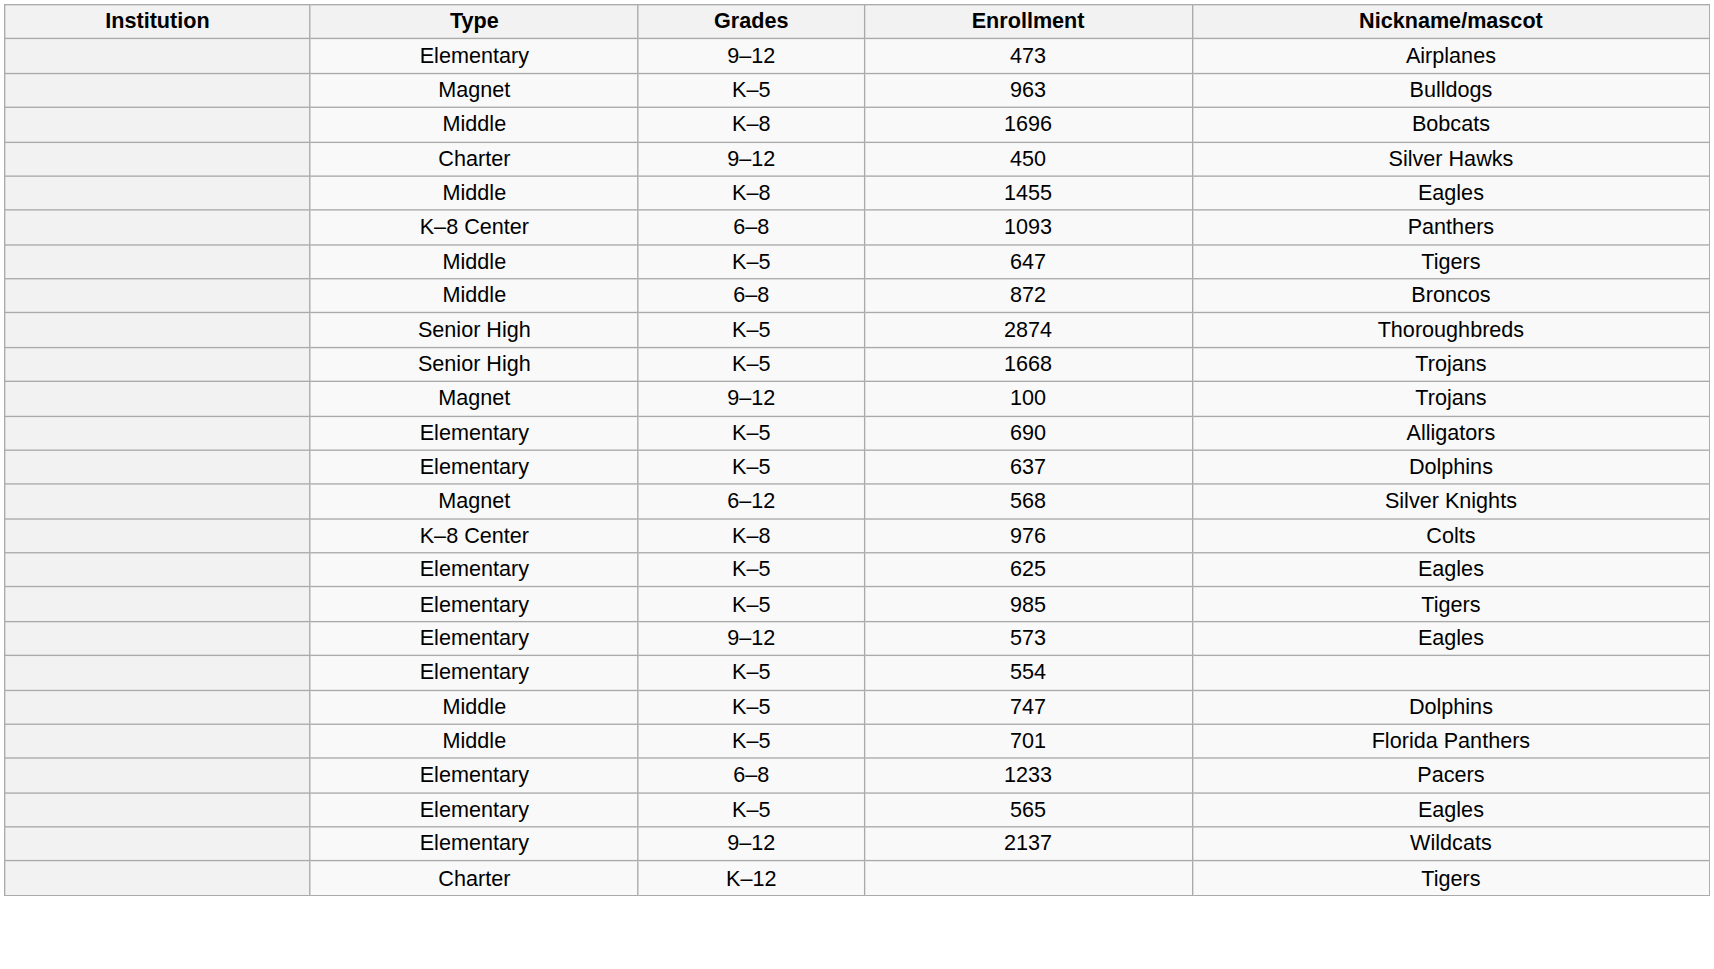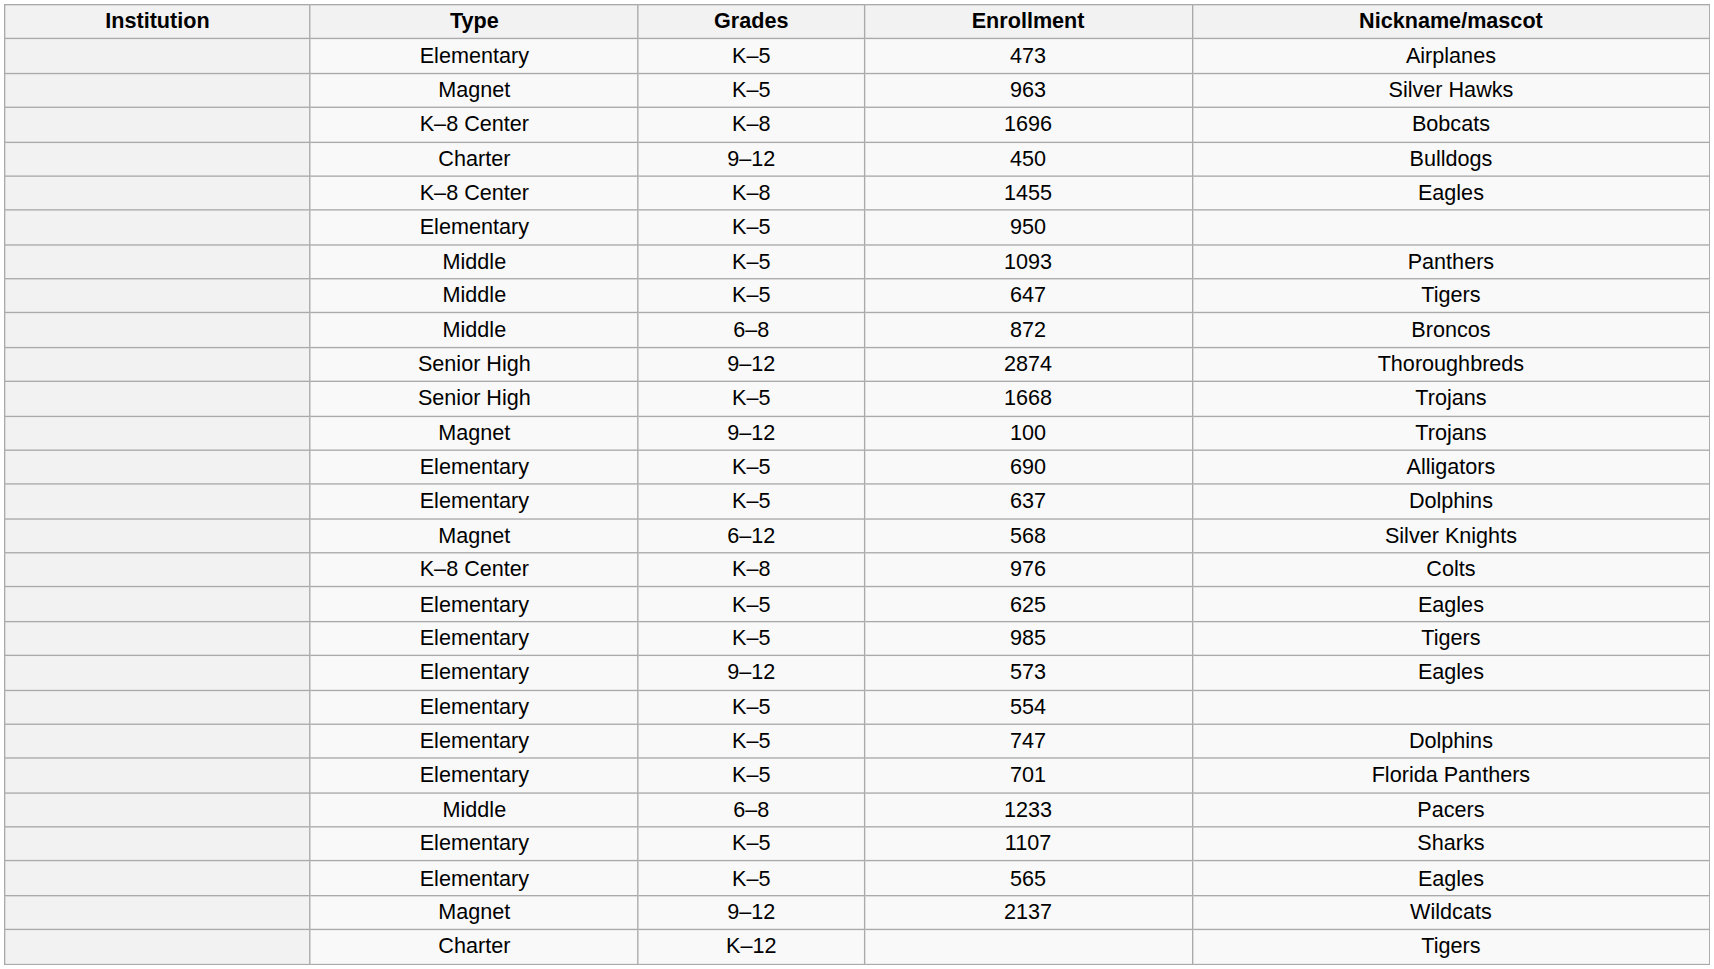(751, 55) 9–12 -> (751, 55) K–5
(1451, 90) Bulldogs -> (1451, 90) Silver Hawks
(474, 124) Middle -> (474, 124) K–8 Center
(1451, 158) Silver Hawks -> (1451, 158) Bulldogs
(474, 192) Middle -> (474, 192) K–8 Center
+ row: (1028, 227)
(474, 227) K–8 Center -> (474, 261) Middle
(751, 227) 6–8 -> (751, 261) K–5
(751, 329) K–5 -> (751, 364) 9–12
(474, 706) Middle -> (474, 741) Elementary
(474, 741) Middle -> (474, 775) Elementary
(474, 775) Elementary -> (474, 809) Middle
+ row: (1028, 843)
(474, 843) Elementary -> (474, 912) Magnet
